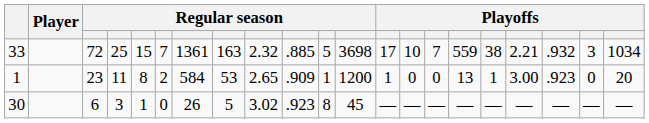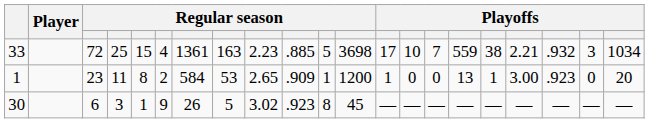(164, 51) 7 -> (164, 51) 4
(264, 51) 2.32 -> (264, 51) 2.23
(164, 104) 0 -> (164, 104) 9
